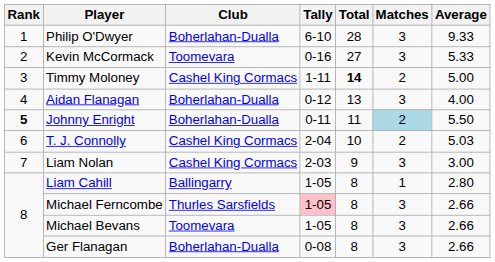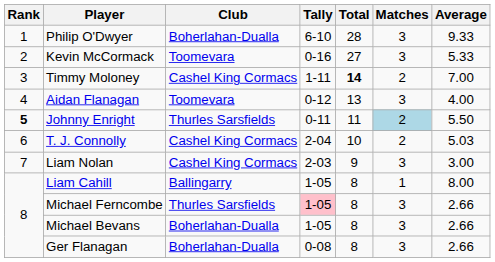(461, 78) 5.00 -> (461, 78) 7.00
(224, 99) Boherlahan-Dualla -> (202, 99) Toomevara
(224, 120) Boherlahan-Dualla -> (222, 120) Thurles Sarsfields
(461, 183) 2.80 -> (461, 183) 8.00
(202, 225) Toomevara -> (224, 225) Boherlahan-Dualla
